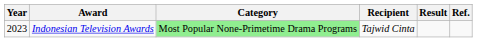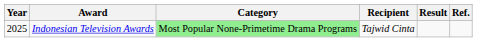(17, 28) 2023 -> (17, 28) 2025
